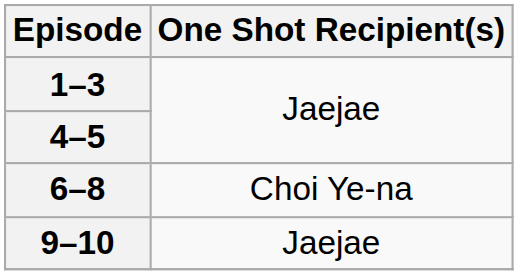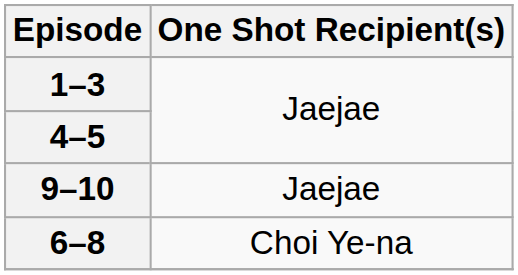rows swapped: (77, 189) <-> (77, 242)
